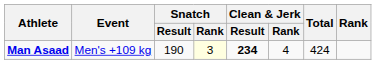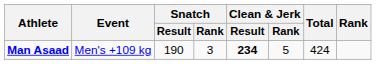(210, 50) lightyellow background -> (210, 50) no background
(286, 50) 4 -> (286, 50) 5
